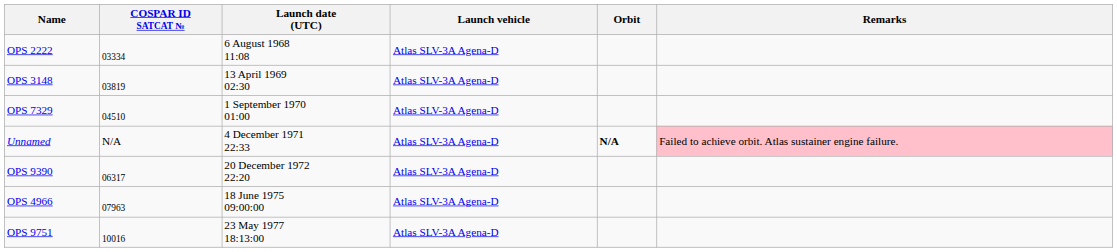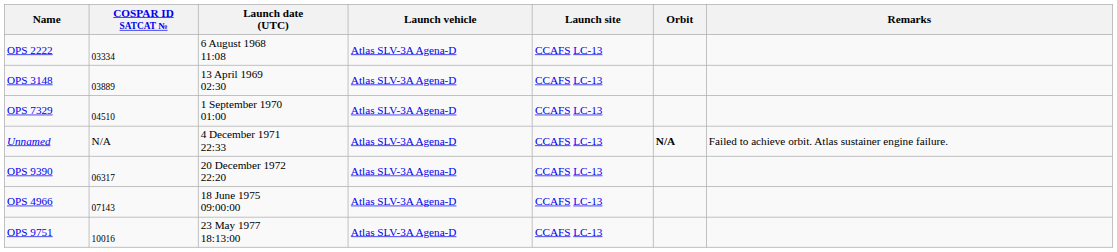+ column: (593, 19)
(114, 87) 03819 -> (103, 87) 03889
(779, 141) pink background -> (828, 141) no background
(114, 208) 07963 -> (103, 208) 07143
